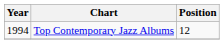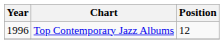(18, 30) 1994 -> (18, 30) 1996
